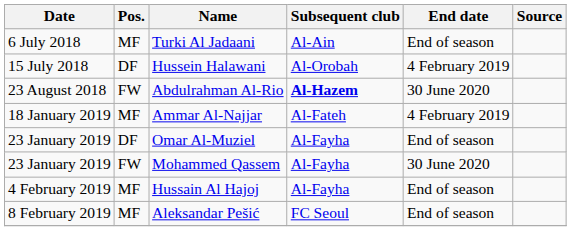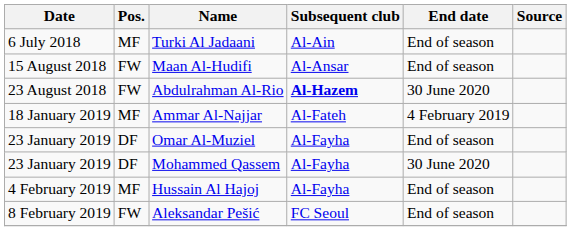- row: (209, 66)
+ row: (202, 66)
(129, 164) FW -> (128, 164) DF
(129, 213) MF -> (129, 213) FW
